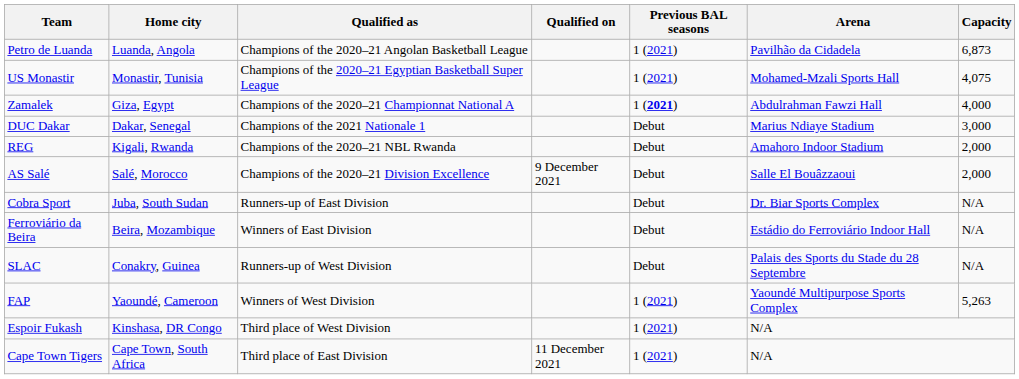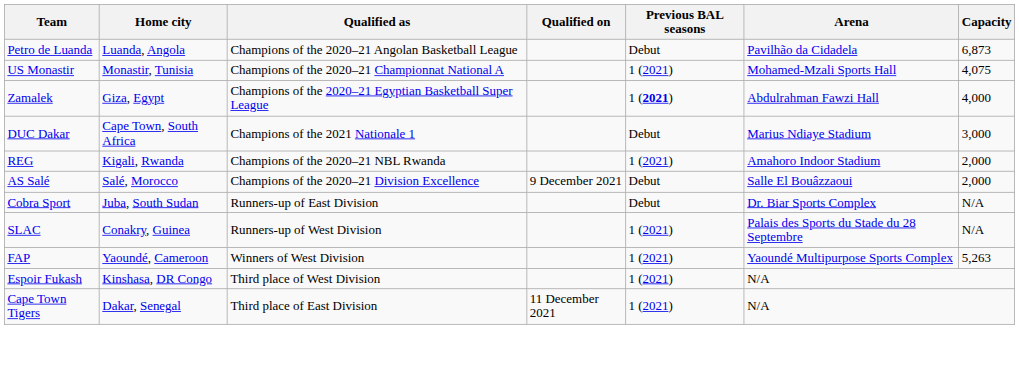(655, 49) 1 (2021) -> (644, 49) Debut
(382, 77) Champions of the 2020–21 Egyptian Basketball Super League -> (367, 70) Champions of the 2020–21 Championnat National A
(377, 105) Champions of the 2020–21 Championnat National A -> (371, 98) Champions of the 2020–21 Egyptian Basketball Super League
(151, 126) Dakar, Senegal -> (150, 133) Cape Town, South Africa
(649, 146) Debut -> (651, 161) 1 (2021)
- row: (44, 230)
(649, 265) Debut -> (651, 230) 1 (2021)
(160, 356) Cape Town, South Africa -> (142, 306) Dakar, Senegal
